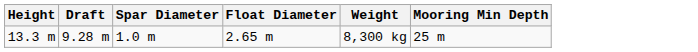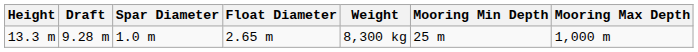+ column: (622, 15)
